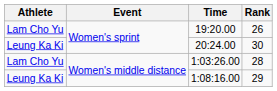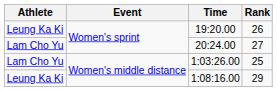(35, 29) Lam Cho Yu -> (35, 29) Leung Ka Ki
(35, 46) Leung Ka Ki -> (35, 46) Lam Cho Yu
(257, 46) 30 -> (257, 46) 27
(257, 62) 28 -> (257, 62) 25
